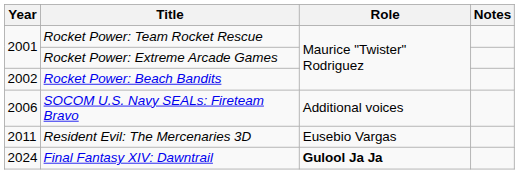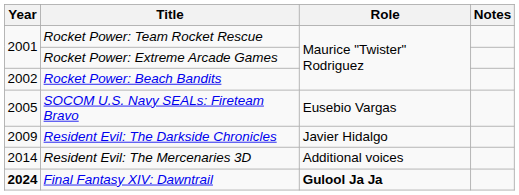(22, 107) 2006 -> (22, 107) 2005
(353, 107) Additional voices -> (350, 107) Eusebio Vargas
+ row: (160, 136)
(22, 136) 2011 -> (22, 158) 2014
(350, 136) Eusebio Vargas -> (353, 158) Additional voices
(22, 158) normal -> (22, 179) bold
